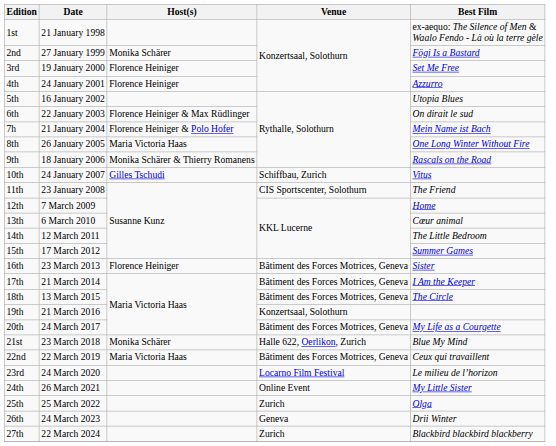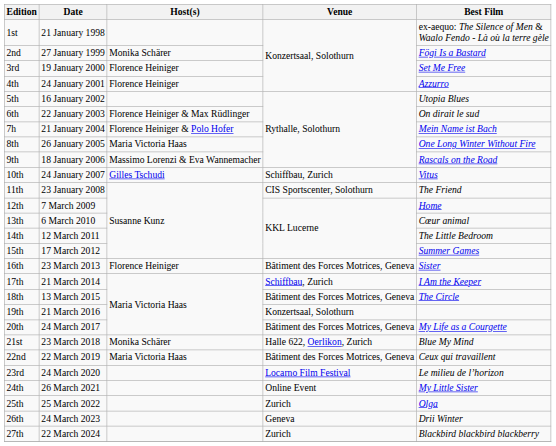(182, 159) Monika Schärer & Thierry Romanens -> (185, 159) Massimo Lorenzi & Eva Wannemacher
(334, 281) Bâtiment des Forces Motrices, Geneva -> (299, 281) Schiffbau, Zurich
